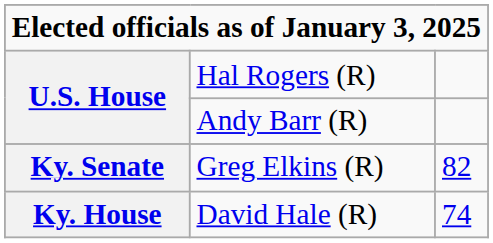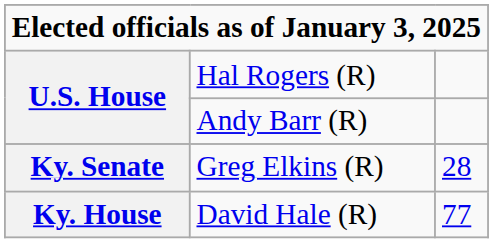(457, 167) 82 -> (457, 167) 28
(457, 213) 74 -> (457, 213) 77
